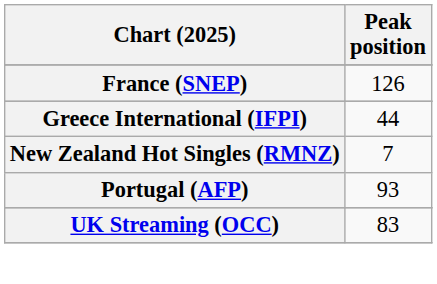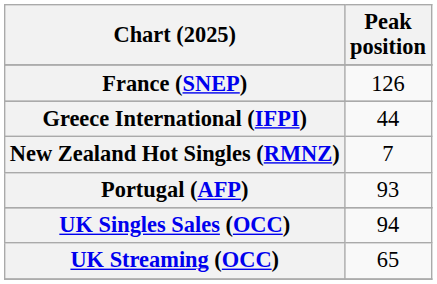+ row: (175, 225)
(388, 225) 83 -> (388, 260) 65
